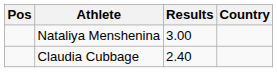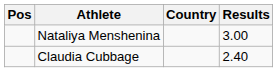columns swapped: (245, 14) <-> (190, 14)
